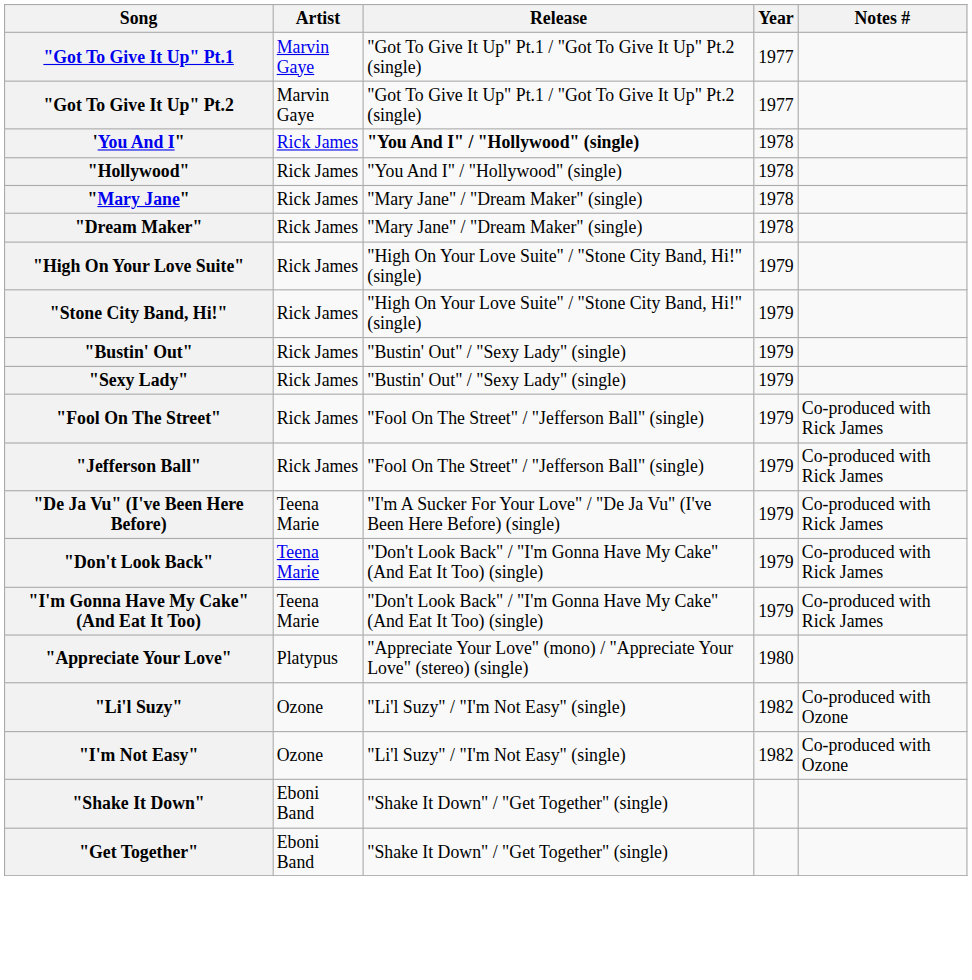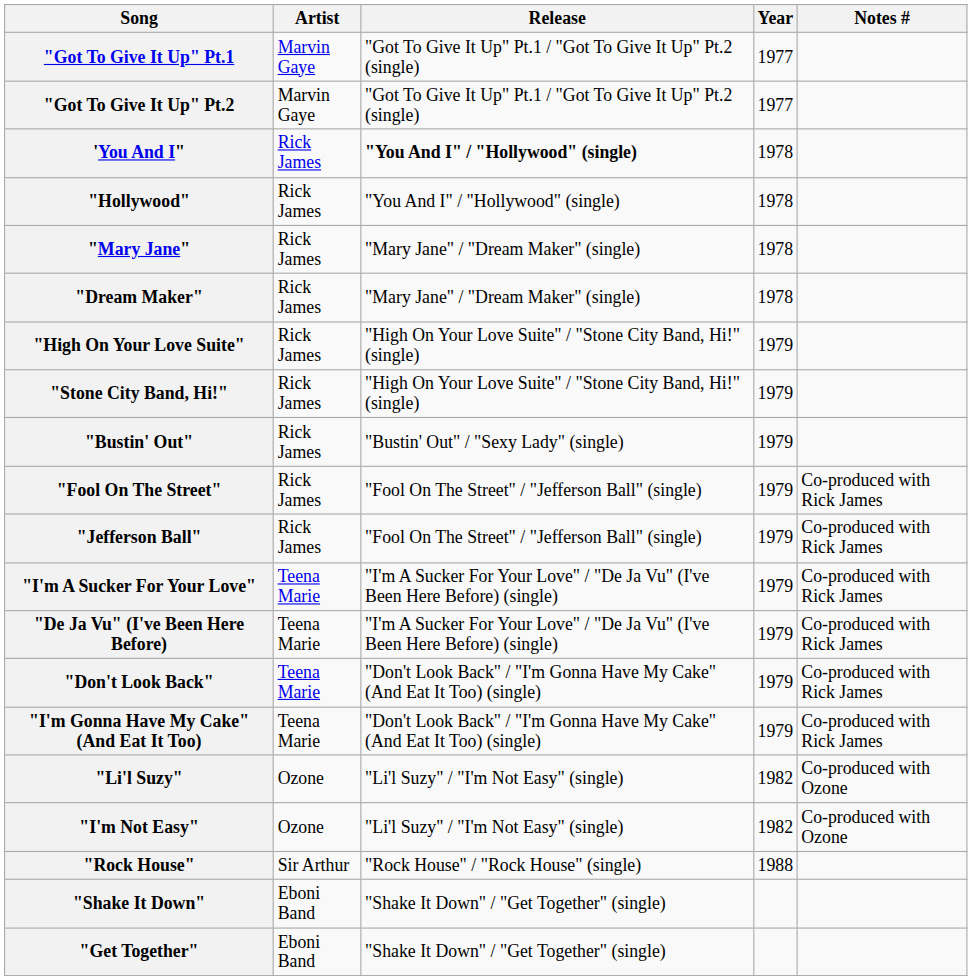- row: (139, 380)
+ row: (139, 586)
- row: (139, 659)
+ row: (139, 865)
